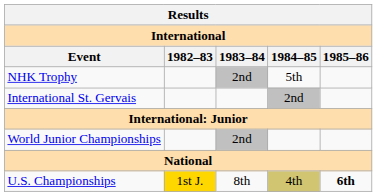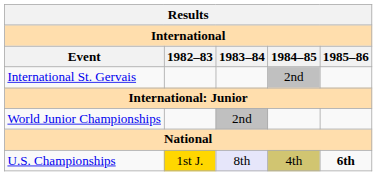- row: (42, 77)
(242, 181) no background -> (242, 160) lavender background
